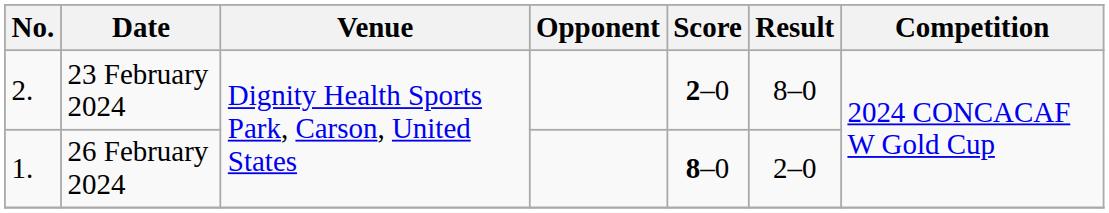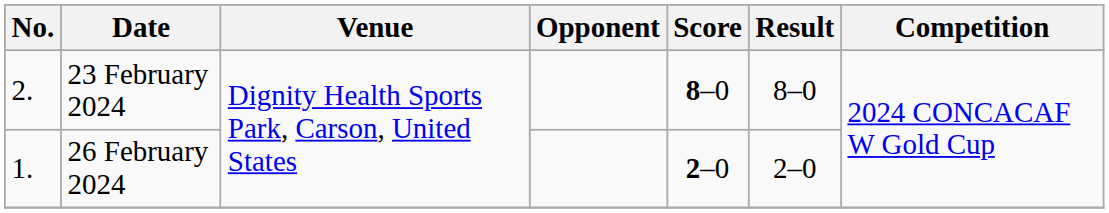(708, 89) 2–0 -> (708, 89) 8–0
(708, 168) 8–0 -> (708, 168) 2–0
